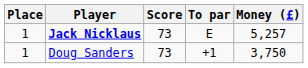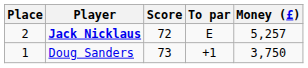(25, 33) 1 -> (25, 33) 2
(165, 33) 73 -> (165, 33) 72
